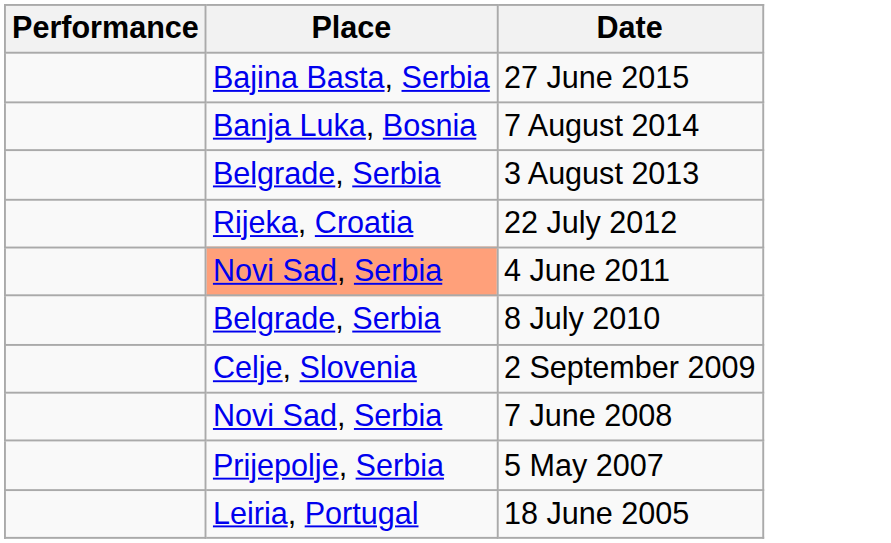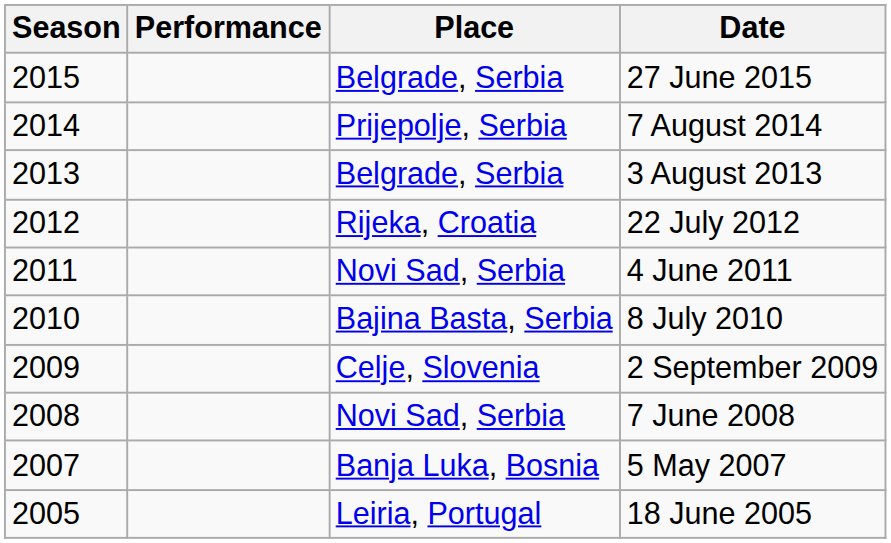+ column: (66, 28)
(351, 77) Bajina Basta, Serbia -> (450, 77) Belgrade, Serbia
(345, 125) Banja Luka, Bosnia -> (451, 125) Prijepolje, Serbia
(328, 271) lightsalmon background -> (450, 271) no background
(327, 319) Belgrade, Serbia -> (474, 319) Bajina Basta, Serbia
(328, 464) Prijepolje, Serbia -> (467, 464) Banja Luka, Bosnia
